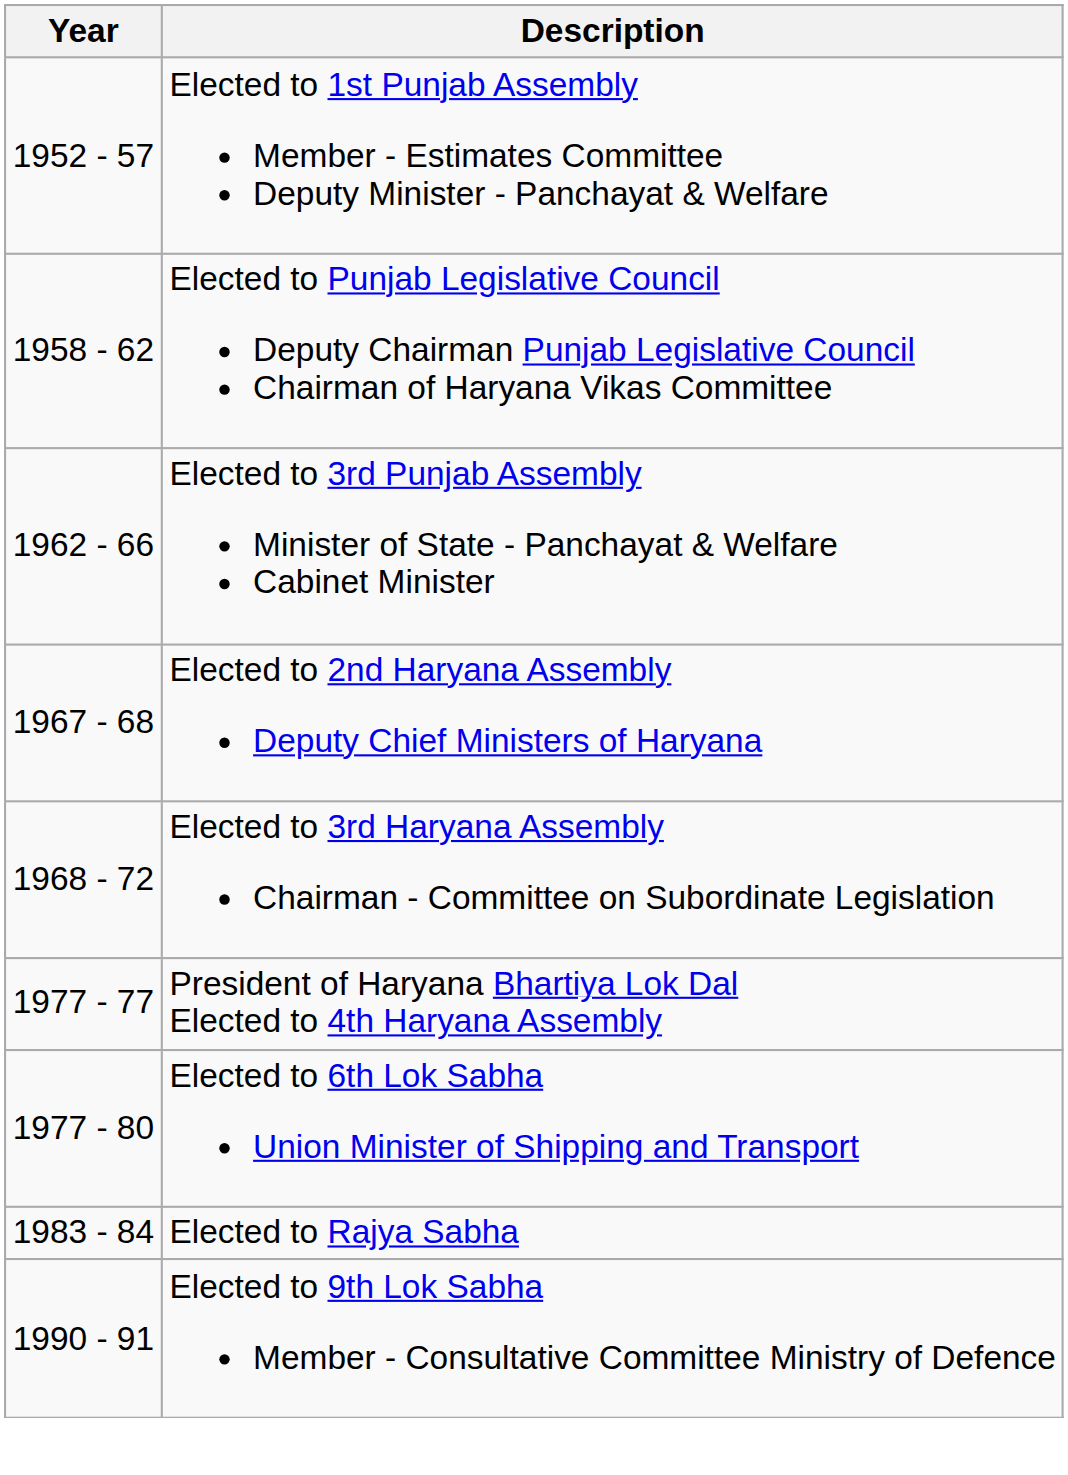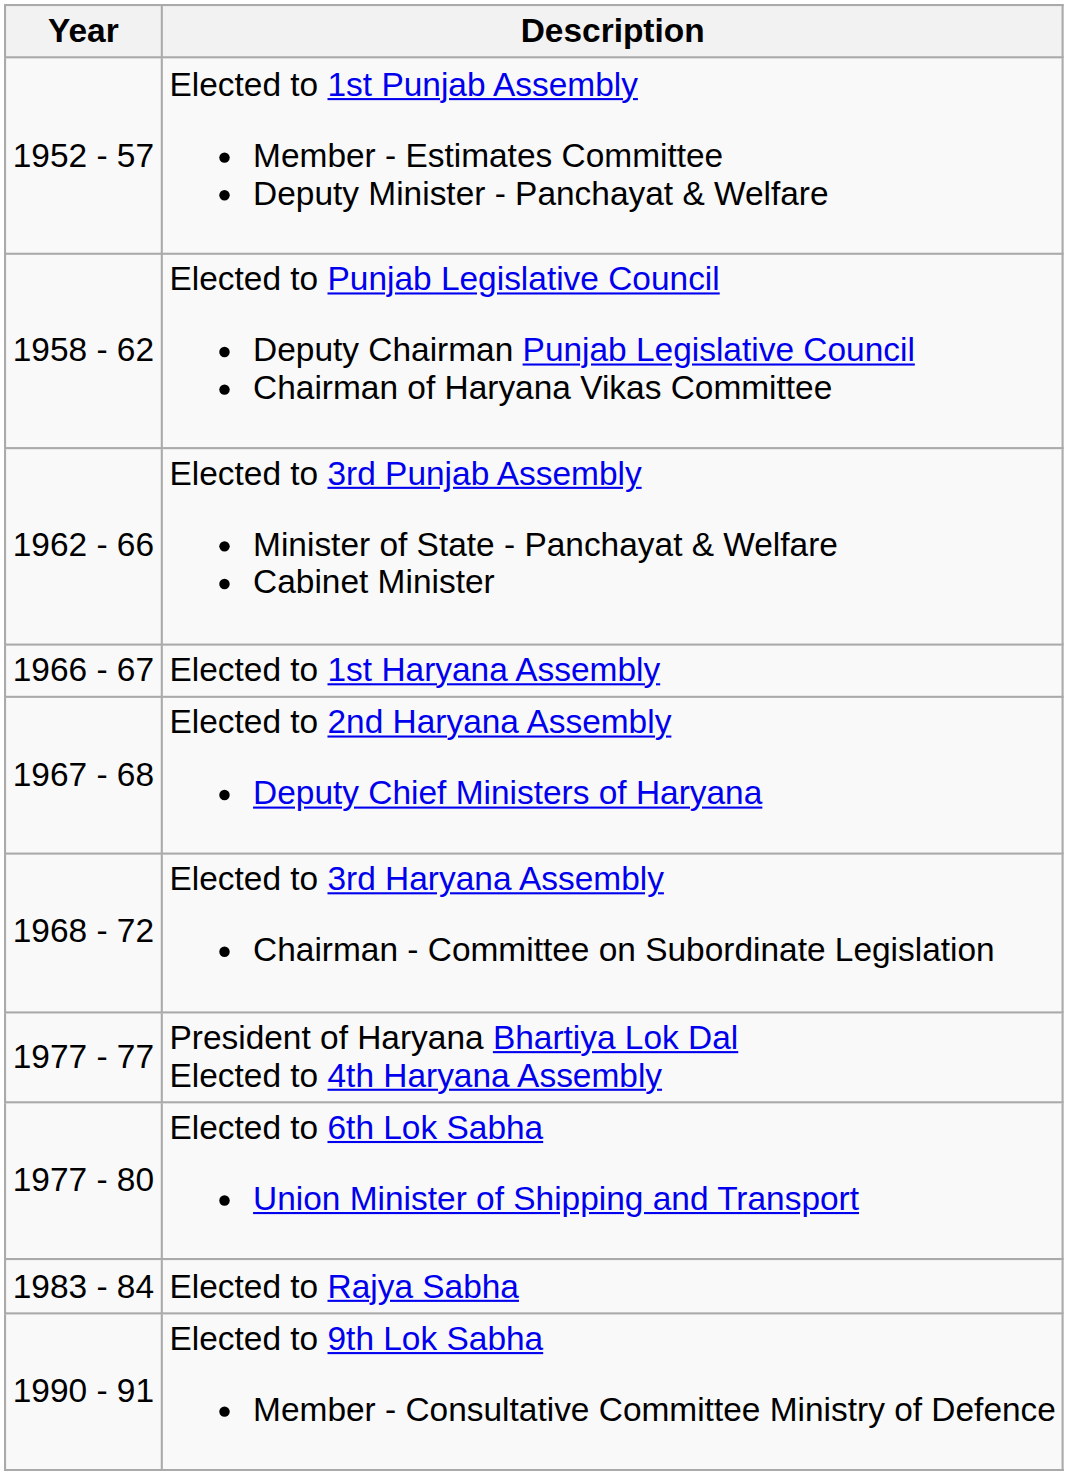+ row: (415, 669)
